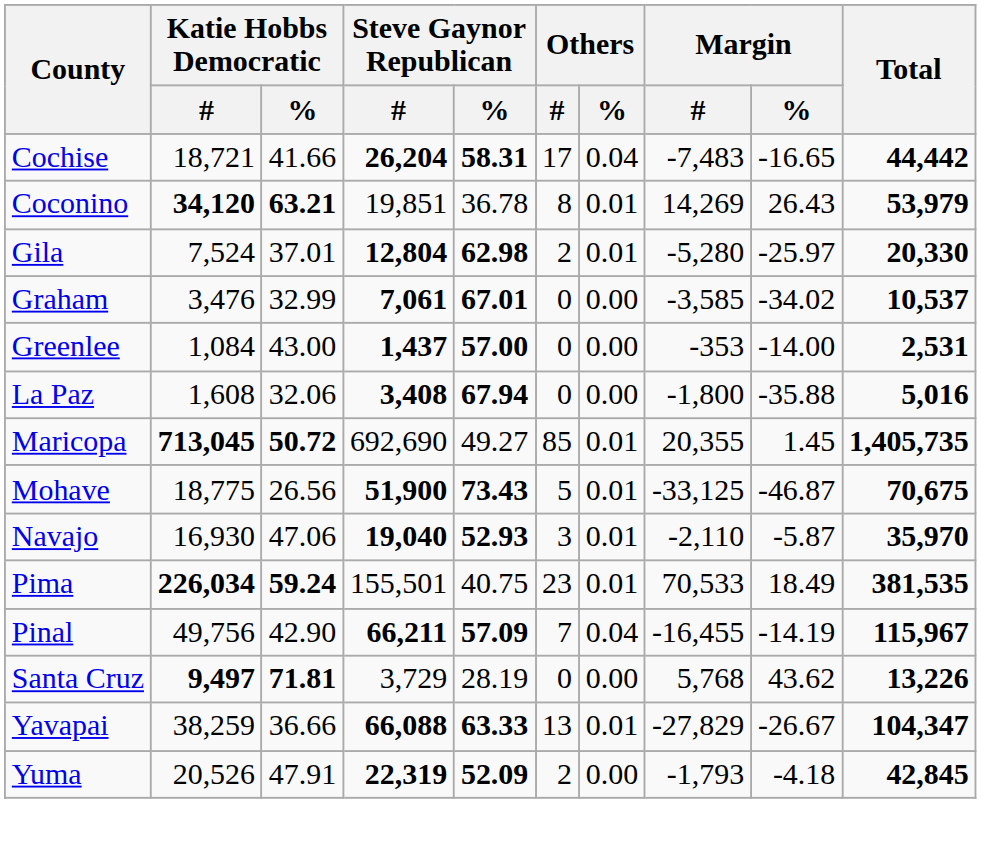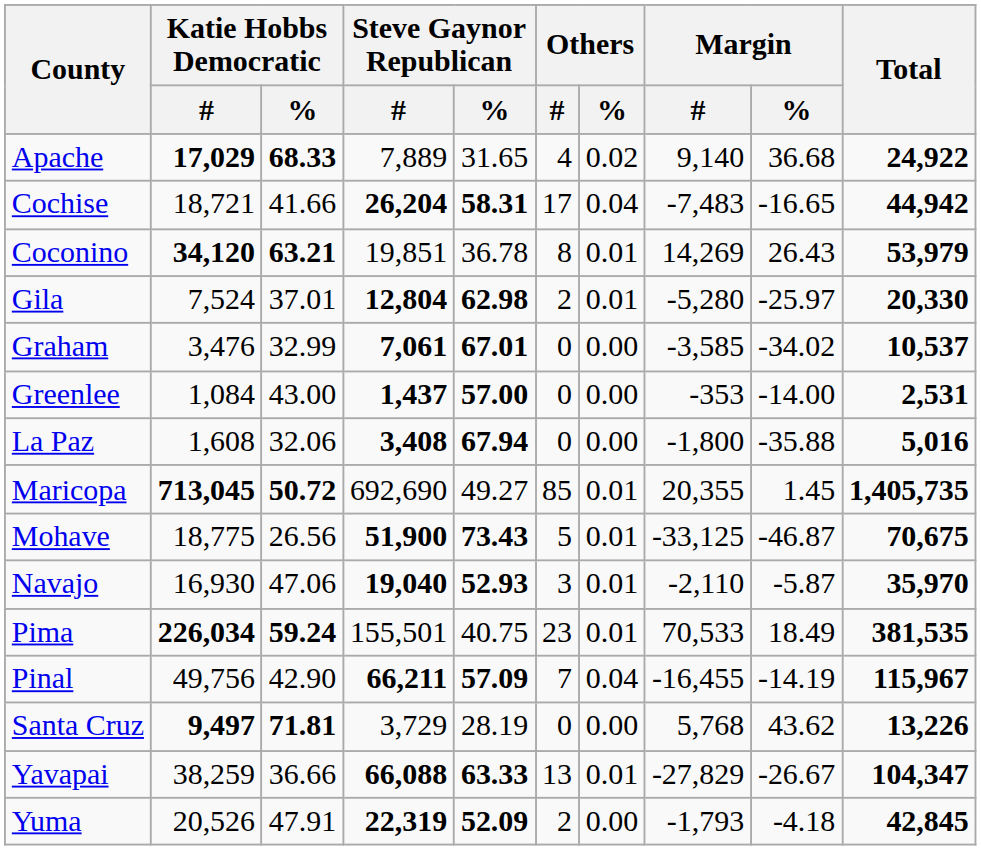+ row: (58, 156)
(928, 156) 44,442 -> (928, 204) 44,942
